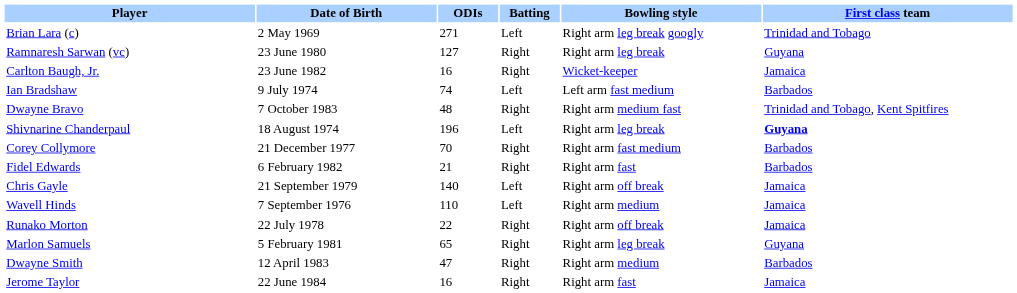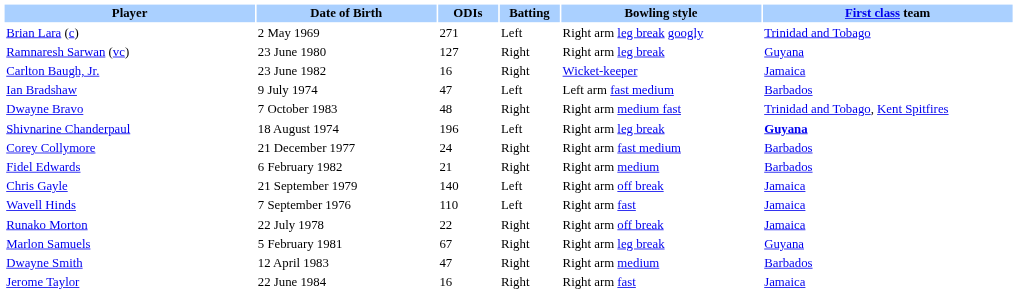(446, 90) 74 -> (446, 90) 47
(446, 147) 70 -> (446, 147) 24
(599, 167) Right arm fast -> (611, 167) Right arm medium
(611, 205) Right arm medium -> (599, 205) Right arm fast
(446, 243) 65 -> (446, 243) 67
